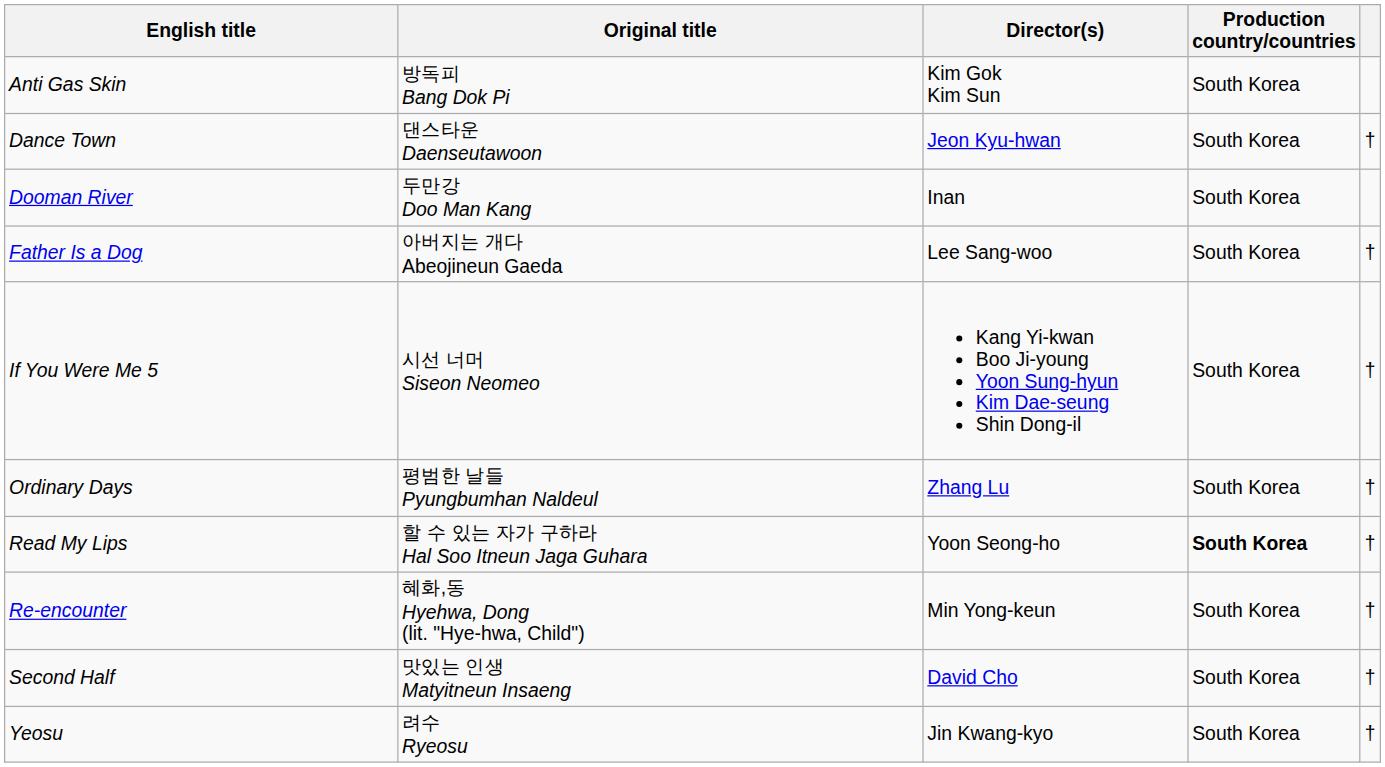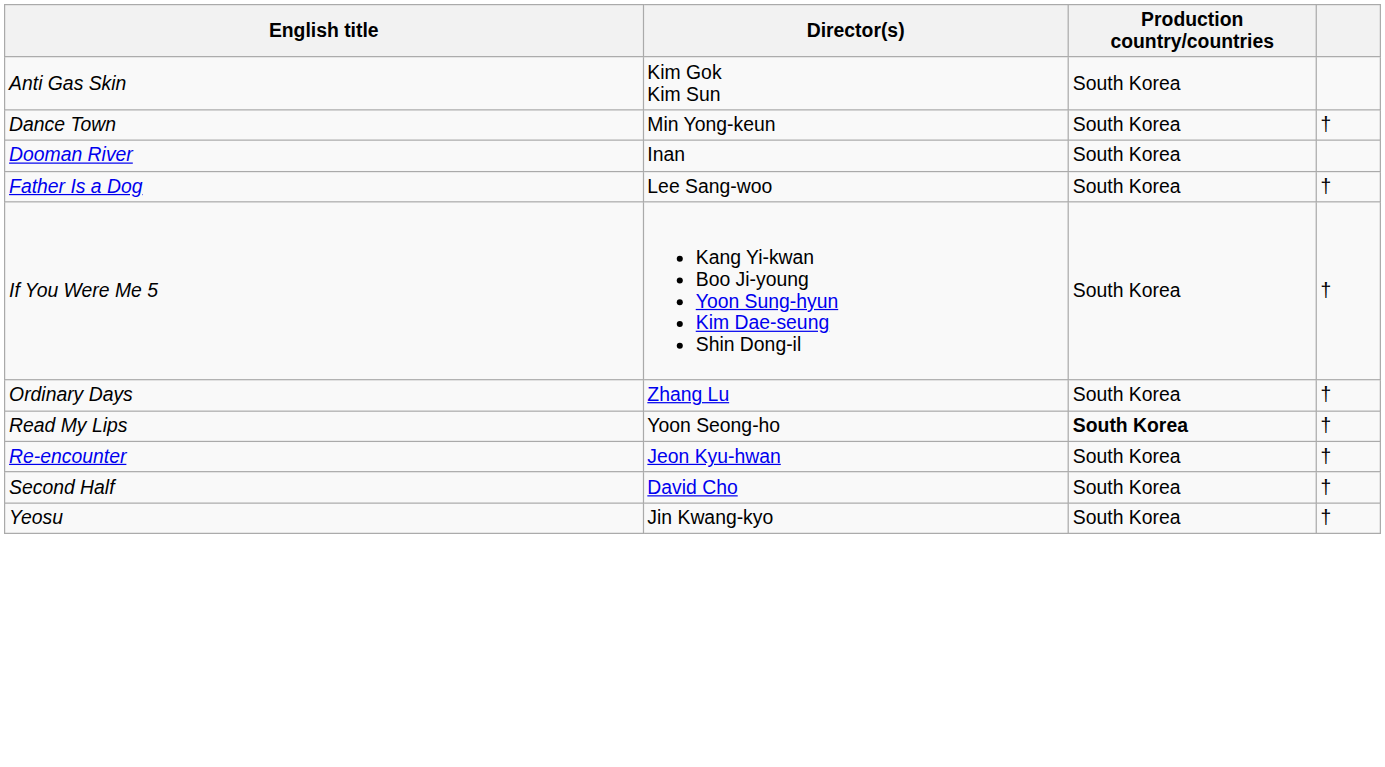- column: (660, 30)
(994, 141) Jeon Kyu-hwan -> (711, 124) Min Yong-keun
(991, 610) Min Yong-keun -> (714, 456) Jeon Kyu-hwan
